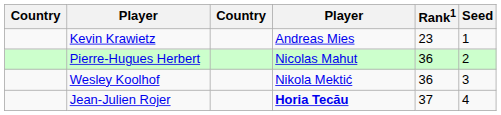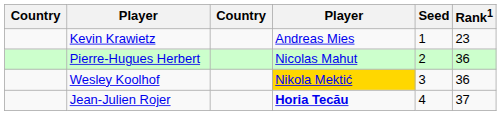columns swapped: (437, 16) <-> (478, 16)
(314, 79) no background -> (314, 79) gold background
